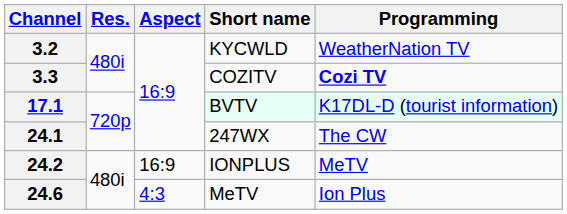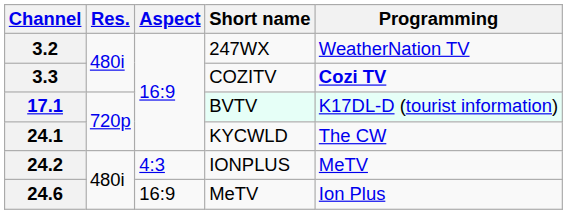(249, 48) KYCWLD -> (239, 48) 247WX
(239, 135) 247WX -> (249, 135) KYCWLD
(157, 164) 16:9 -> (152, 164) 4:3
(152, 194) 4:3 -> (157, 194) 16:9
